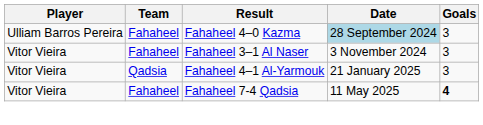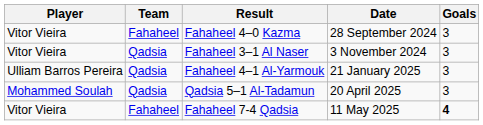(65, 33) Ulliam Barros Pereira -> (37, 33) Vitor Vieira
(383, 33) lightblue background -> (383, 33) no background
(154, 52) Fahaheel -> (148, 52) Qadsia
(37, 71) Vitor Vieira -> (65, 71) Ulliam Barros Pereira
+ row: (250, 91)
